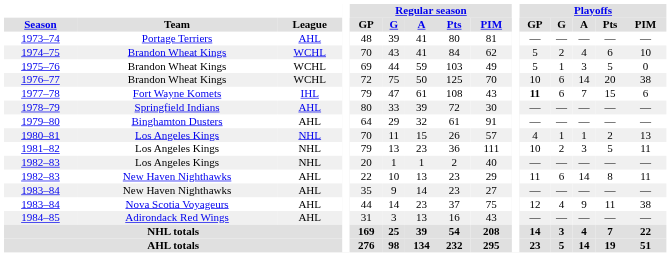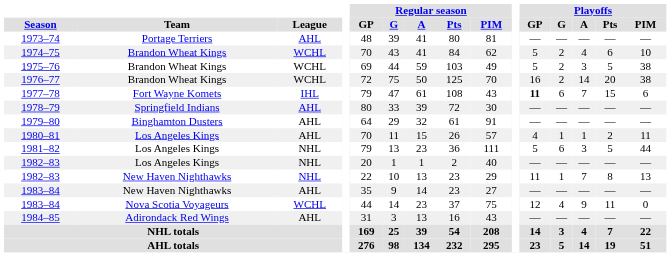(561, 66) 1 -> (561, 66) 2
(646, 66) 0 -> (646, 66) 38
(535, 80) 10 -> (535, 80) 16
(561, 80) 6 -> (561, 80) 2
(310, 135) NHL -> (310, 135) AHL
(646, 135) 13 -> (646, 135) 11
(535, 149) 10 -> (535, 149) 5
(561, 149) 2 -> (561, 149) 6
(646, 149) 11 -> (646, 149) 44
(310, 176) AHL -> (310, 176) NHL
(561, 176) 6 -> (561, 176) 1
(584, 176) 14 -> (584, 176) 7
(646, 176) 11 -> (646, 176) 13
(310, 204) AHL -> (310, 204) WCHL
(646, 204) 38 -> (646, 204) 0
